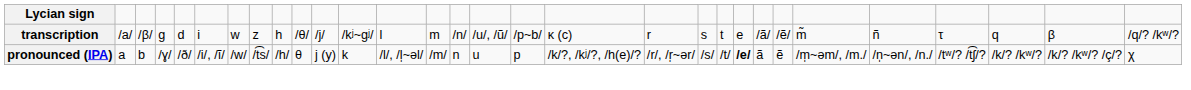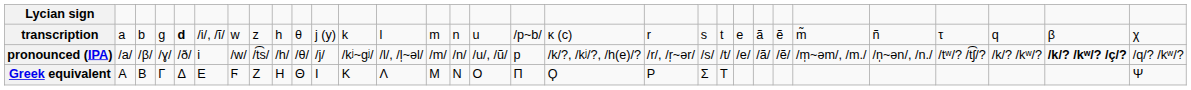(125, 34) /a/ -> (122, 34) a
(145, 34) /β/ -> (142, 34) b
(181, 34) normal -> (181, 34) bold
(199, 34) i -> (211, 34) /i/, /ĩ/
(302, 34) /θ/ -> (299, 34) θ
(320, 34) /j/ -> (325, 34) j (y)
(358, 34) /kʲ~ɡʲ/ -> (345, 34) k
(460, 34) /n/ -> (456, 34) n
(490, 34) /u/, /ũ/ -> (476, 34) u
(763, 34) /ã/ -> (760, 34) ã
(783, 34) /ẽ/ -> (780, 34) ẽ
(1153, 34) /q/? /kʷ/? -> (1136, 34) χ
(122, 54) a -> (125, 54) /a/
(142, 54) b -> (145, 54) /β/
(211, 54) /i/, /ĩ/ -> (199, 54) i
(299, 54) θ -> (302, 54) /θ/
(325, 54) j (y) -> (320, 54) /j/
(345, 54) k -> (358, 54) /kʲ~ɡʲ/
(456, 54) n -> (460, 54) /n/
(476, 54) u -> (490, 54) /u/, /ũ/
(743, 54) bold -> (743, 54) normal
(760, 54) ã -> (763, 54) /ã/
(780, 54) ẽ -> (783, 54) /ẽ/
(1085, 54) normal -> (1087, 54) bold
(1131, 54) χ -> (1158, 54) /q/? /kʷ/?
+ row: (60, 74)
